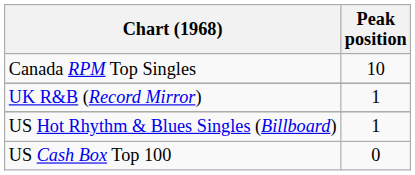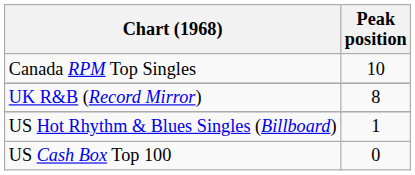(376, 97) 1 -> (376, 97) 8
